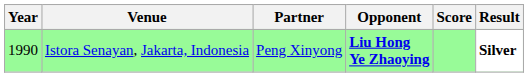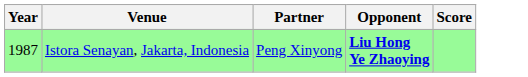- column: (499, 17)
(23, 50) 1990 -> (23, 50) 1987
